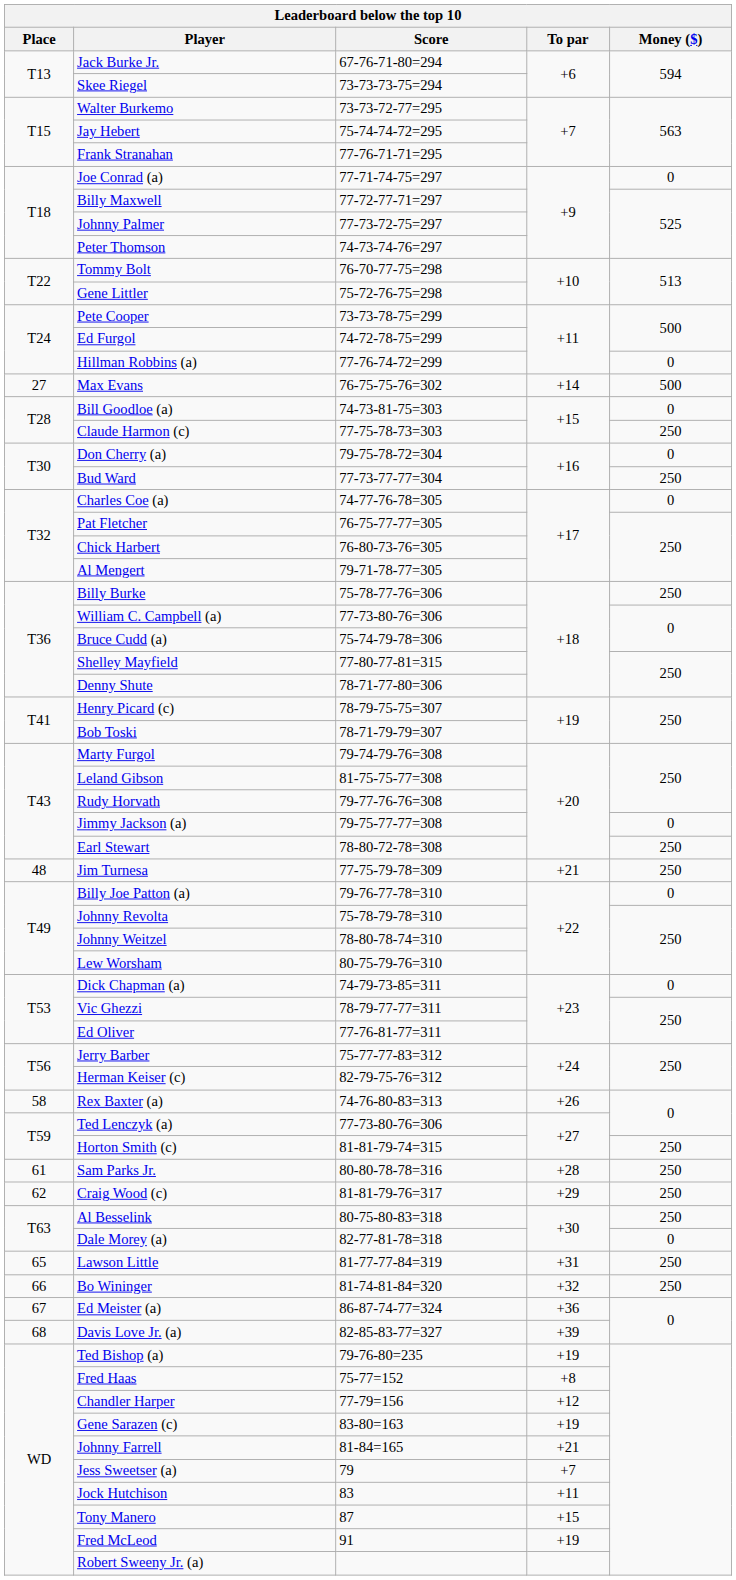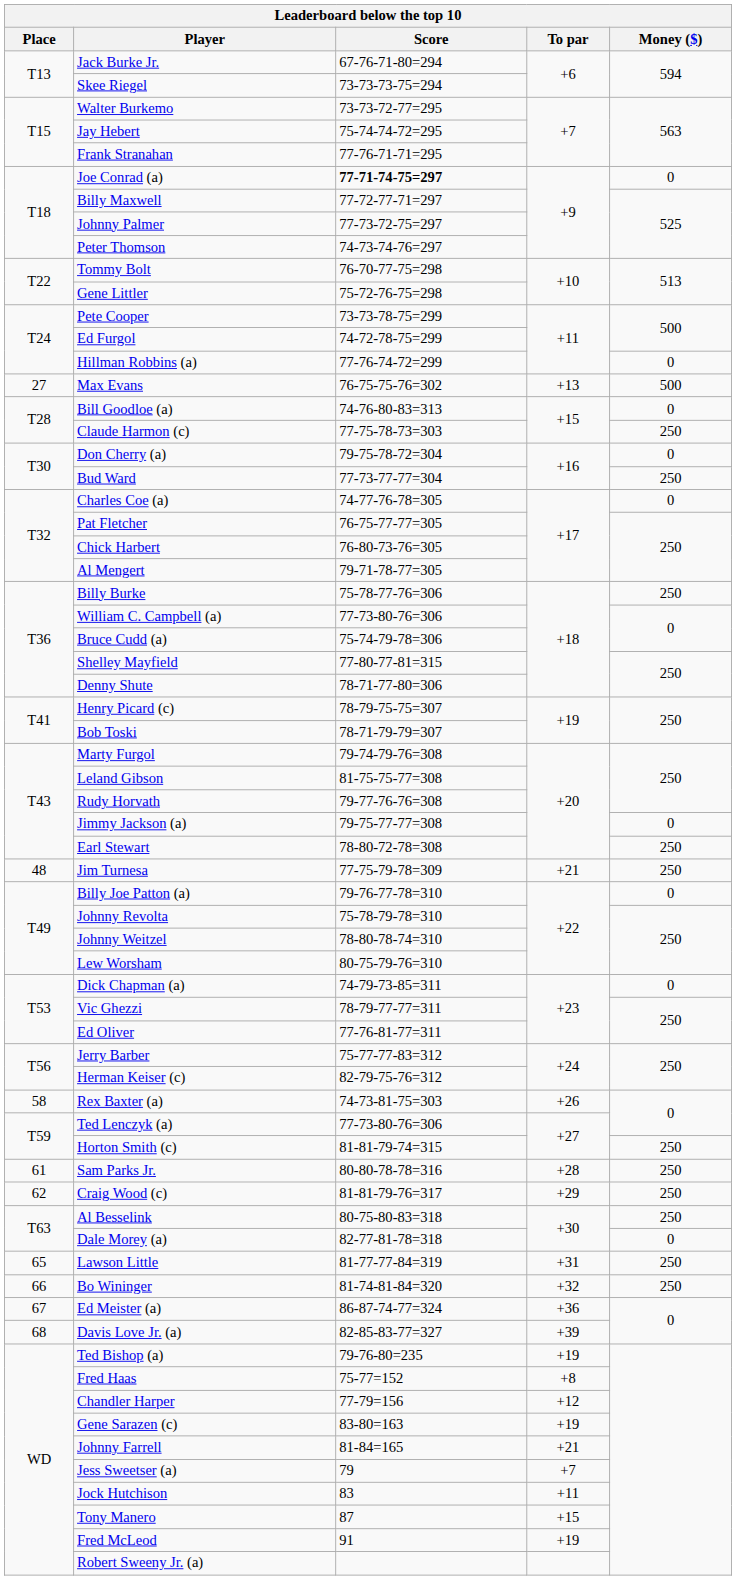(391, 177) normal -> (391, 177) bold
(568, 385) +14 -> (568, 385) +13
(391, 408) 74-73-81-75=303 -> (391, 408) 74-76-80-83=313
(391, 1101) 74-76-80-83=313 -> (391, 1101) 74-73-81-75=303
